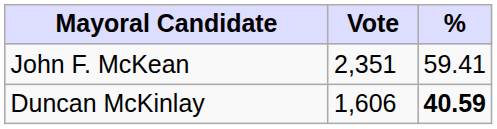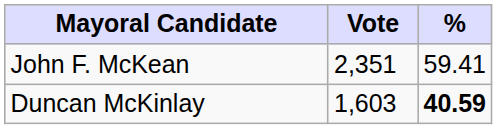(365, 103) 1,606 -> (365, 103) 1,603
